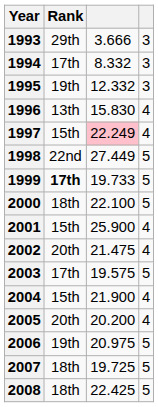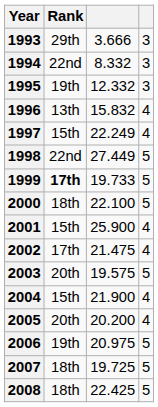(65, 63) 17th -> (65, 63) 22nd
(113, 110) 15.830 -> (113, 110) 15.832
(113, 133) pink background -> (113, 133) no background
(65, 250) 20th -> (65, 250) 17th
(65, 273) 17th -> (65, 273) 20th
